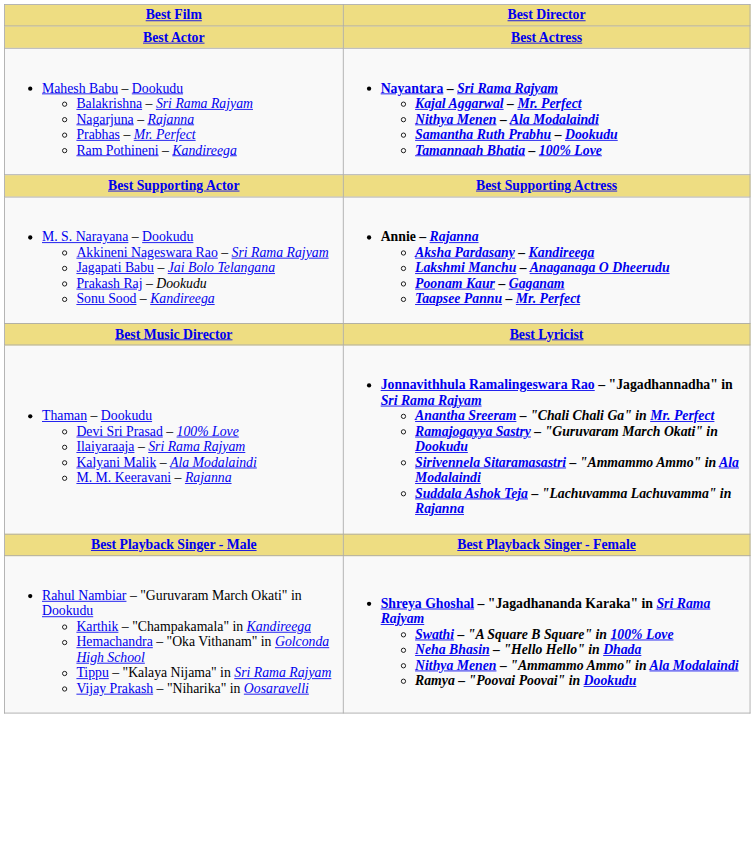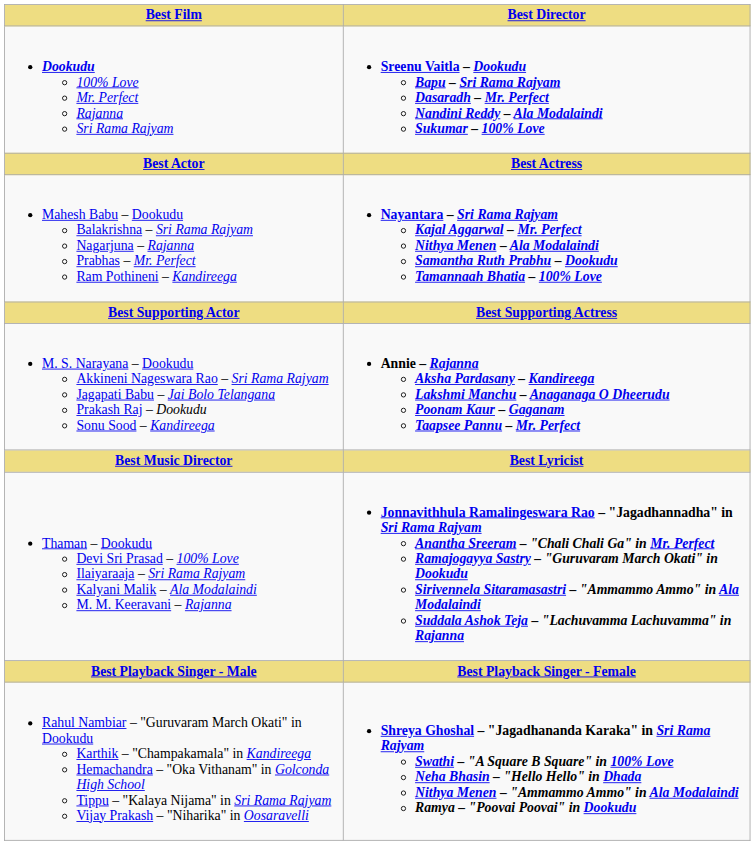+ row: (174, 97)
